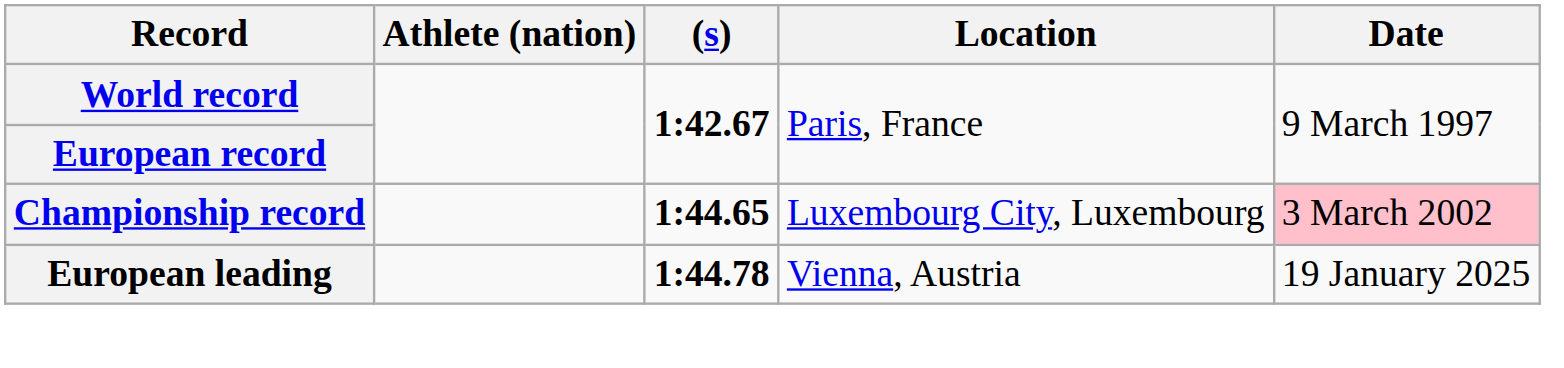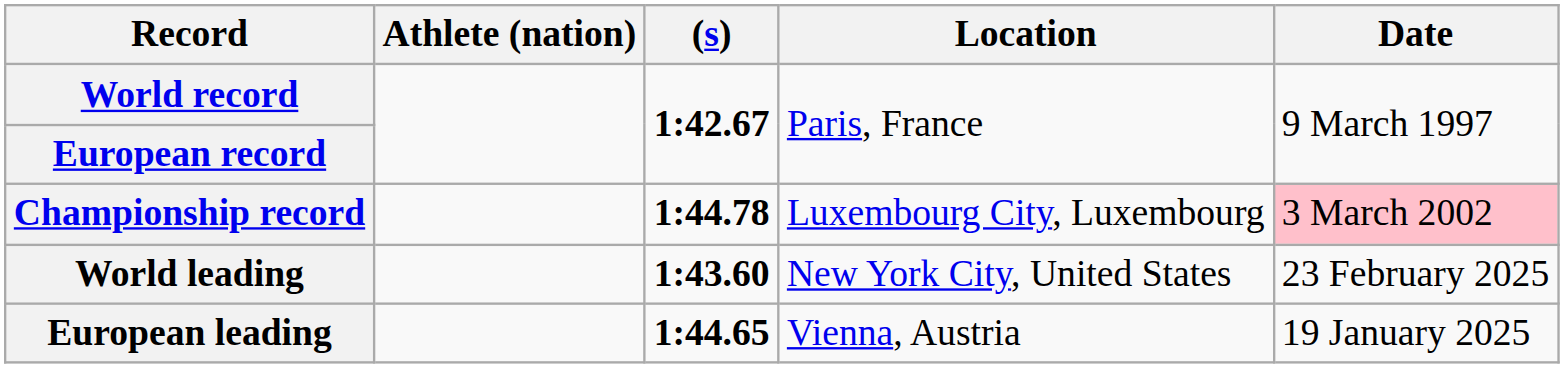(712, 213) 1:44.65 -> (712, 213) 1:44.78
+ row: (190, 272)
(712, 272) 1:44.78 -> (712, 332) 1:44.65
